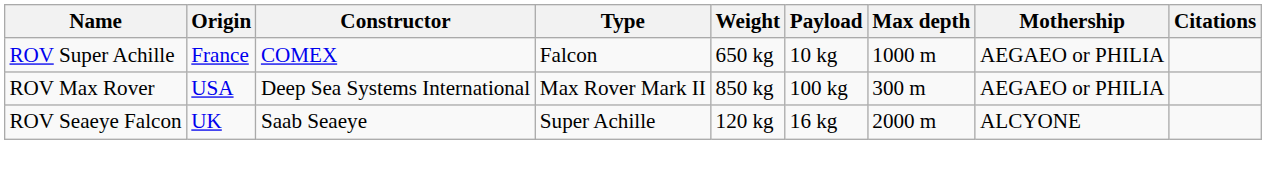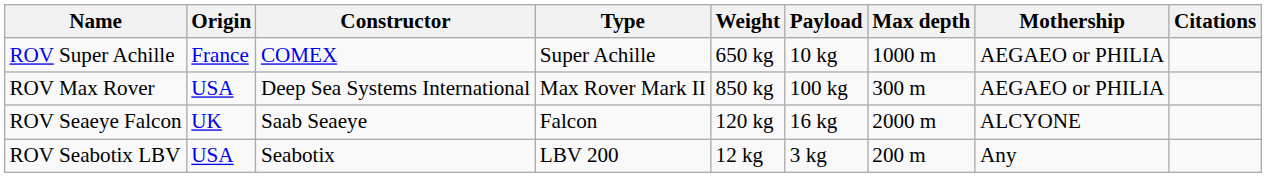(569, 54) Falcon -> (598, 54) Super Achille
(598, 121) Super Achille -> (569, 121) Falcon
+ row: (95, 155)
